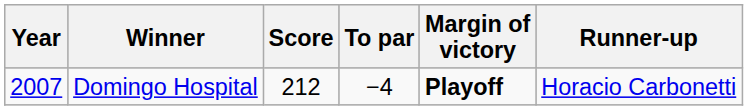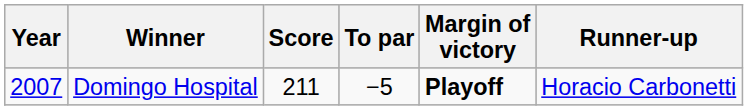(301, 87) 212 -> (301, 87) 211
(379, 87) −4 -> (379, 87) −5
